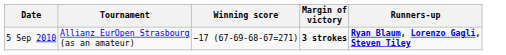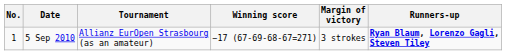+ column: (14, 16)
(325, 39) bold -> (343, 39) normal
